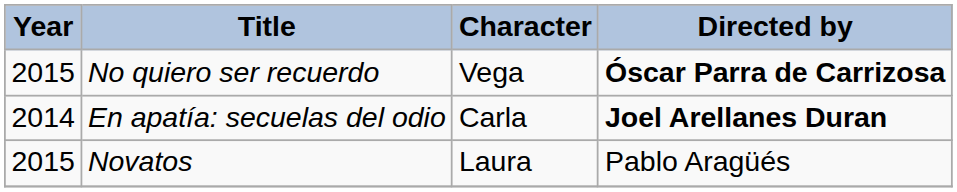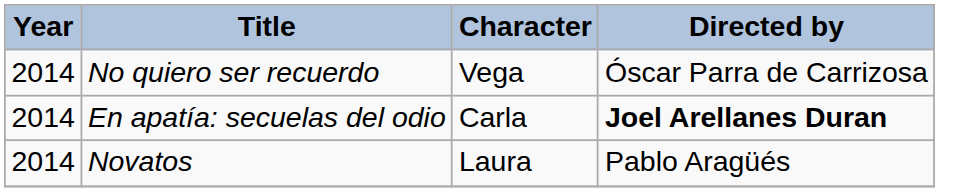(43, 72) 2015 -> (43, 72) 2014
(775, 72) bold -> (766, 72) normal
(43, 162) 2015 -> (43, 162) 2014
